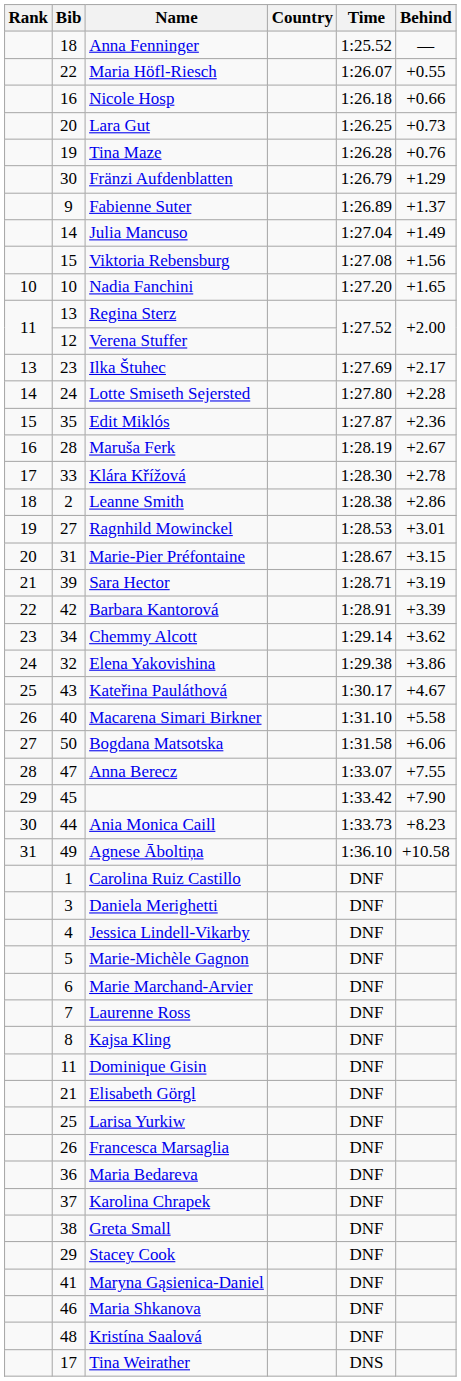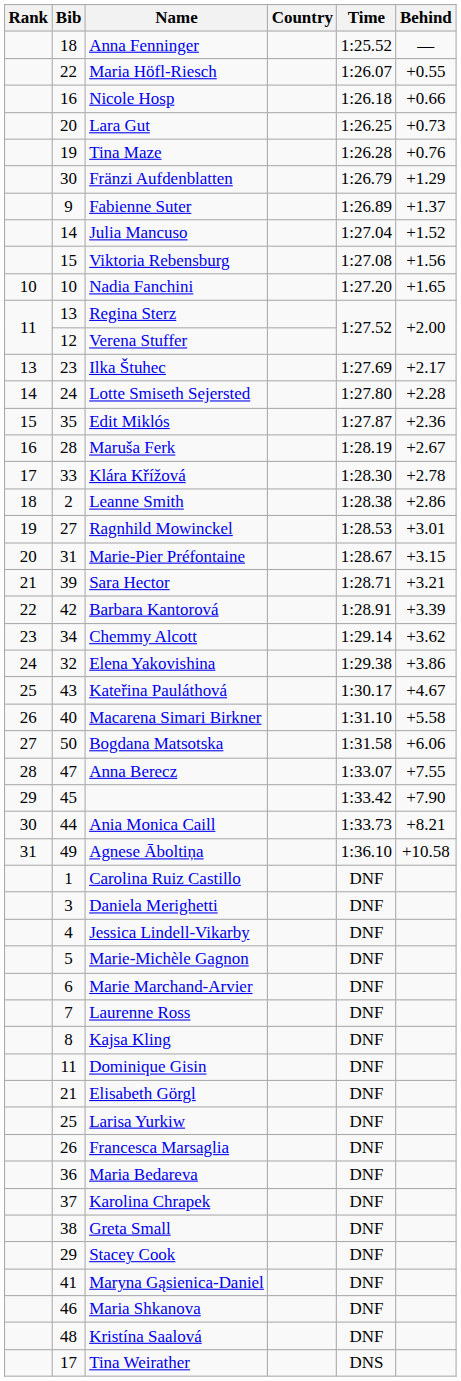(426, 233) +1.49 -> (426, 233) +1.52
(426, 582) +3.19 -> (426, 582) +3.21
(426, 824) +8.23 -> (426, 824) +8.21
